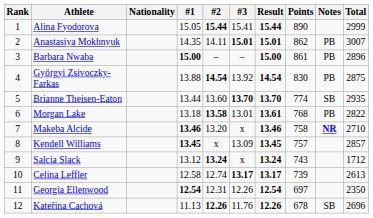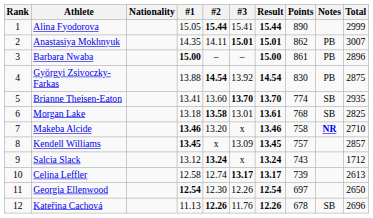(190, 99) 13.44 -> (190, 99) 13.41
(329, 114) PB -> (329, 114) SB
(356, 114) 2822 -> (356, 114) 2825
(216, 190) 12.31 -> (216, 190) 12.30
(356, 190) 2350 -> (356, 190) 2650
